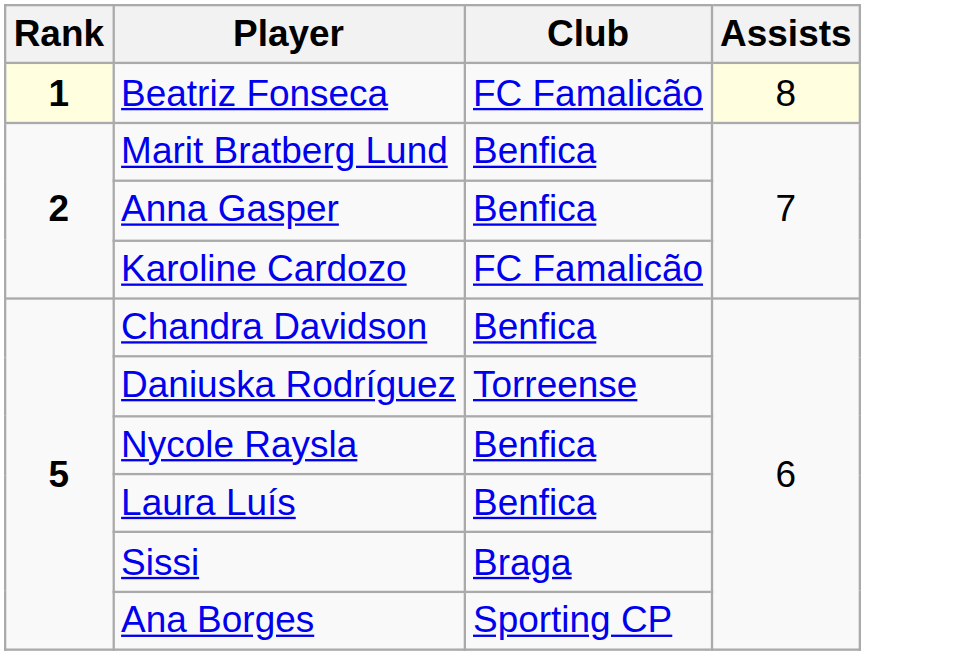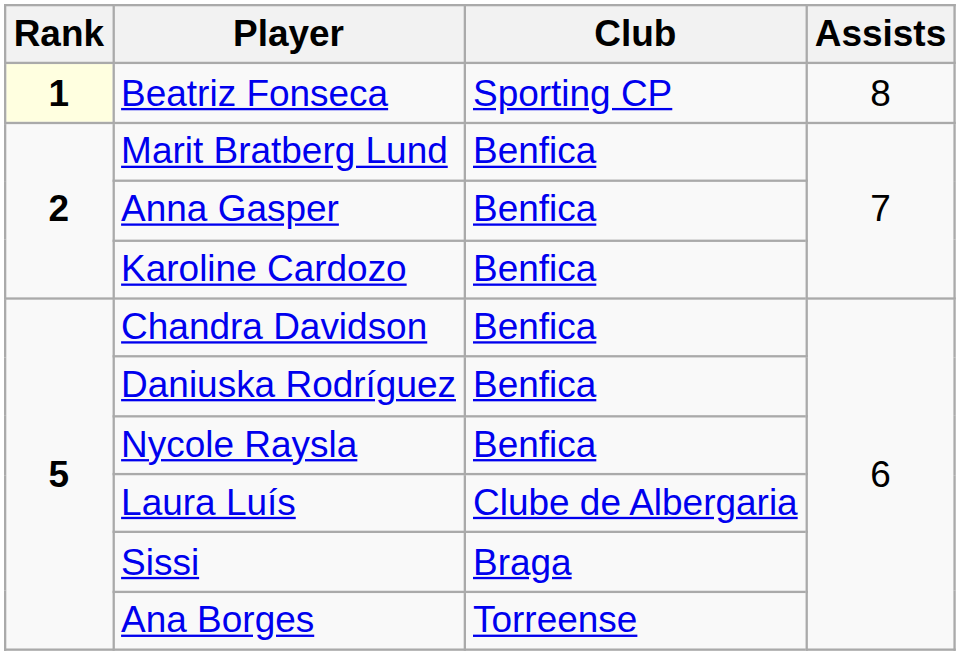(588, 92) FC Famalicão -> (573, 92) Sporting CP
(786, 92) lightyellow background -> (880, 92) no background
(588, 268) FC Famalicão -> (535, 268) Benfica
(555, 385) Torreense -> (535, 385) Benfica
(535, 502) Benfica -> (635, 502) Clube de Albergaria
(573, 619) Sporting CP -> (555, 619) Torreense
